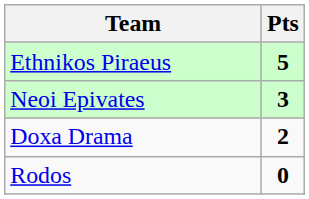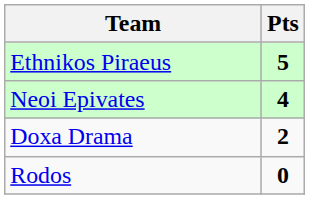(283, 99) 3 -> (283, 99) 4
